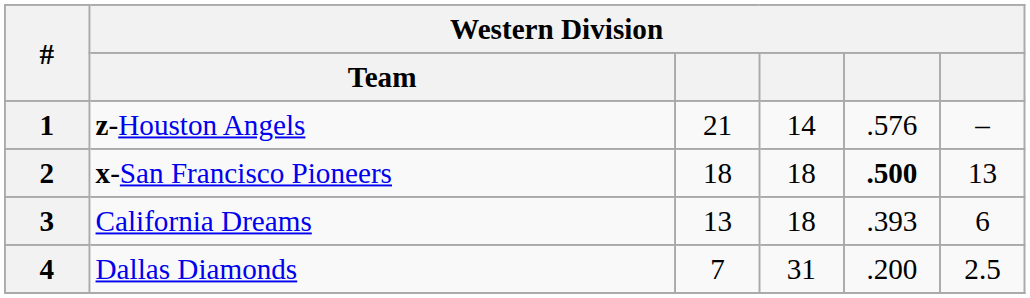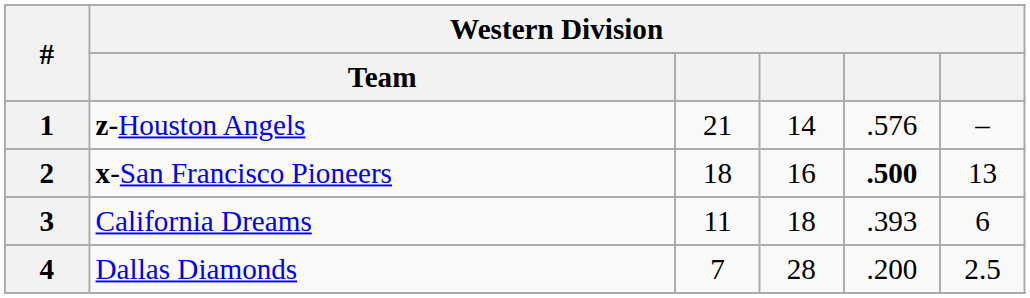(801, 173) 18 -> (801, 173) 16
(717, 221) 13 -> (717, 221) 11
(801, 269) 31 -> (801, 269) 28
